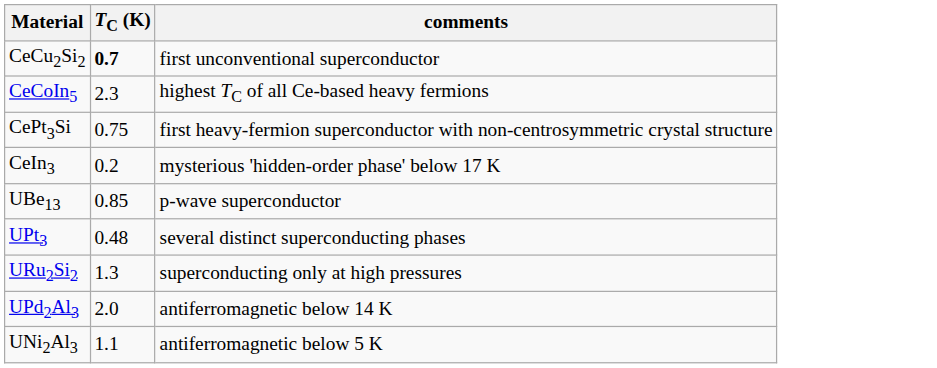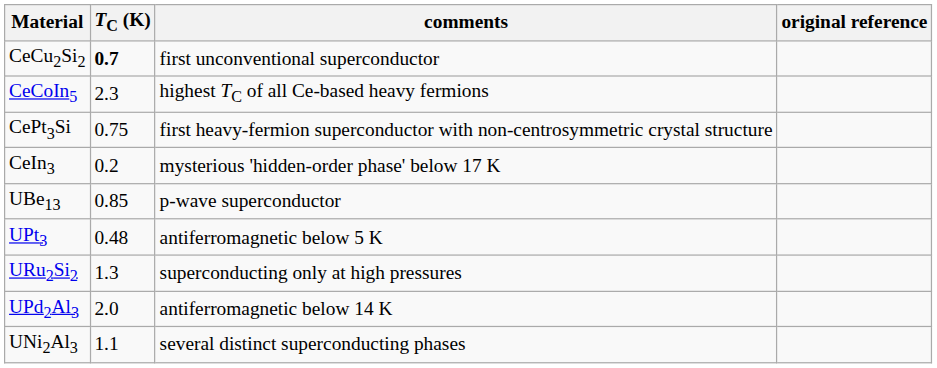+ column: (854, 22)
(313, 237) several distinct superconducting phases -> (271, 237) antiferromagnetic below 5 K
(271, 344) antiferromagnetic below 5 K -> (313, 344) several distinct superconducting phases
